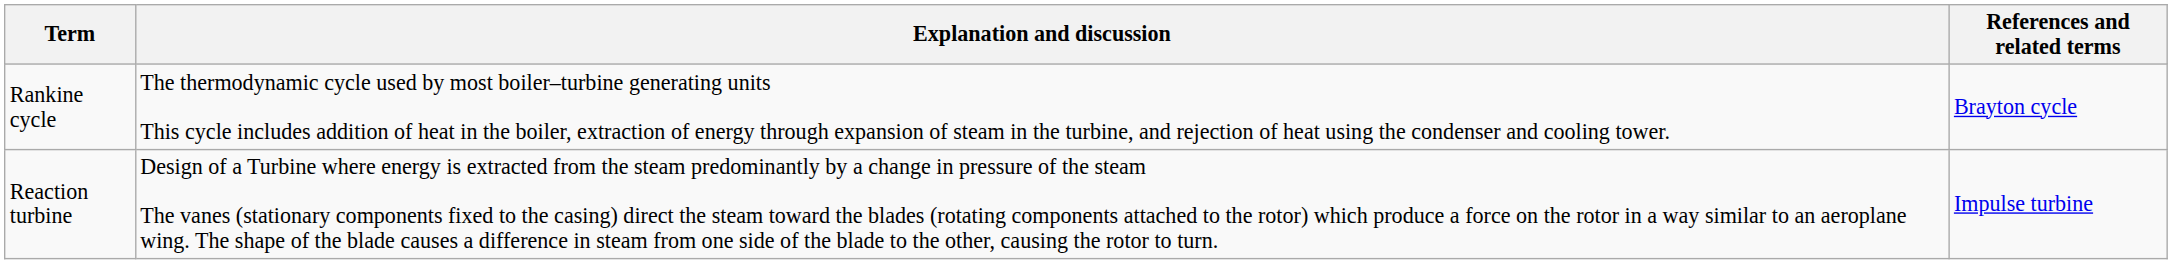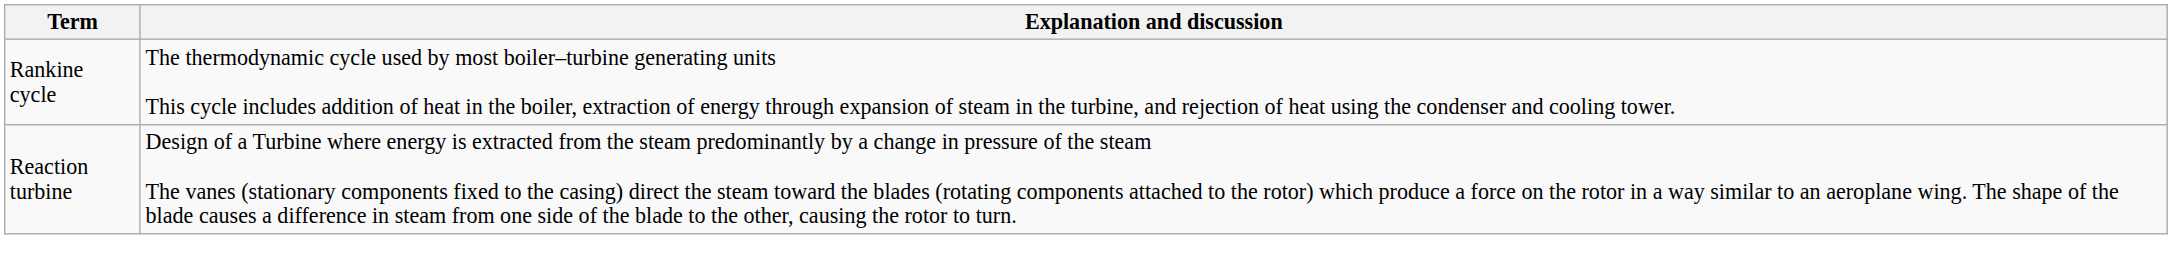- column: (2058, 34)
